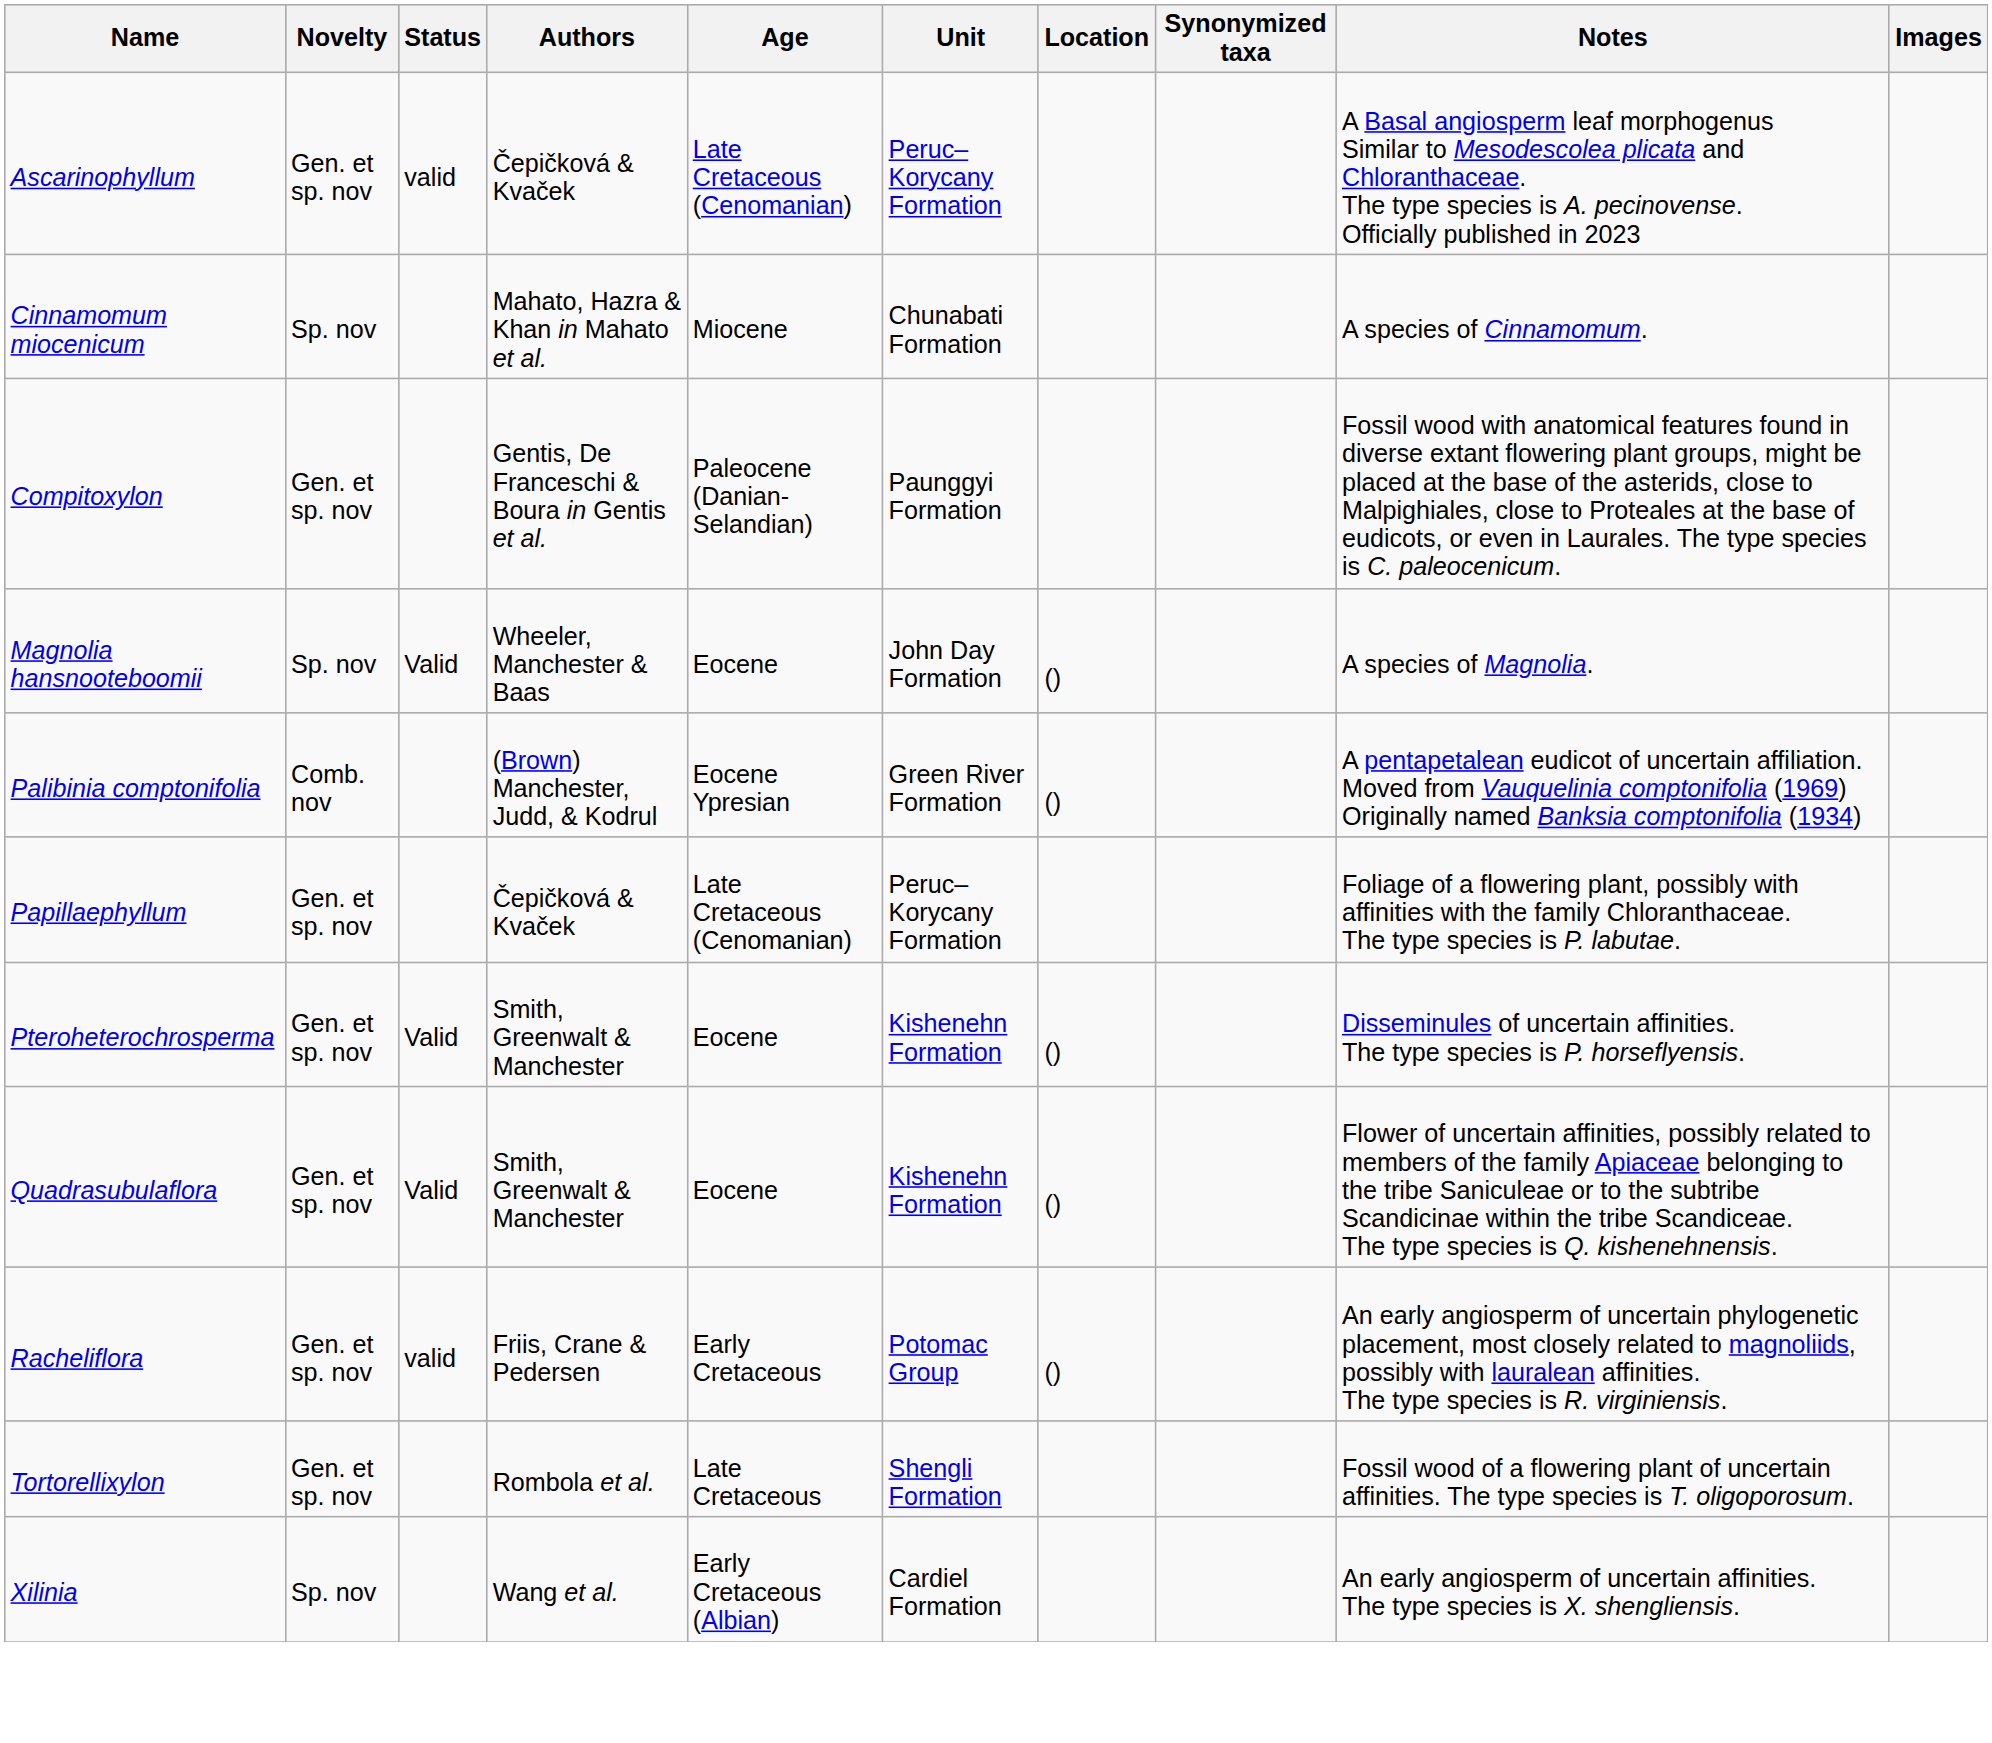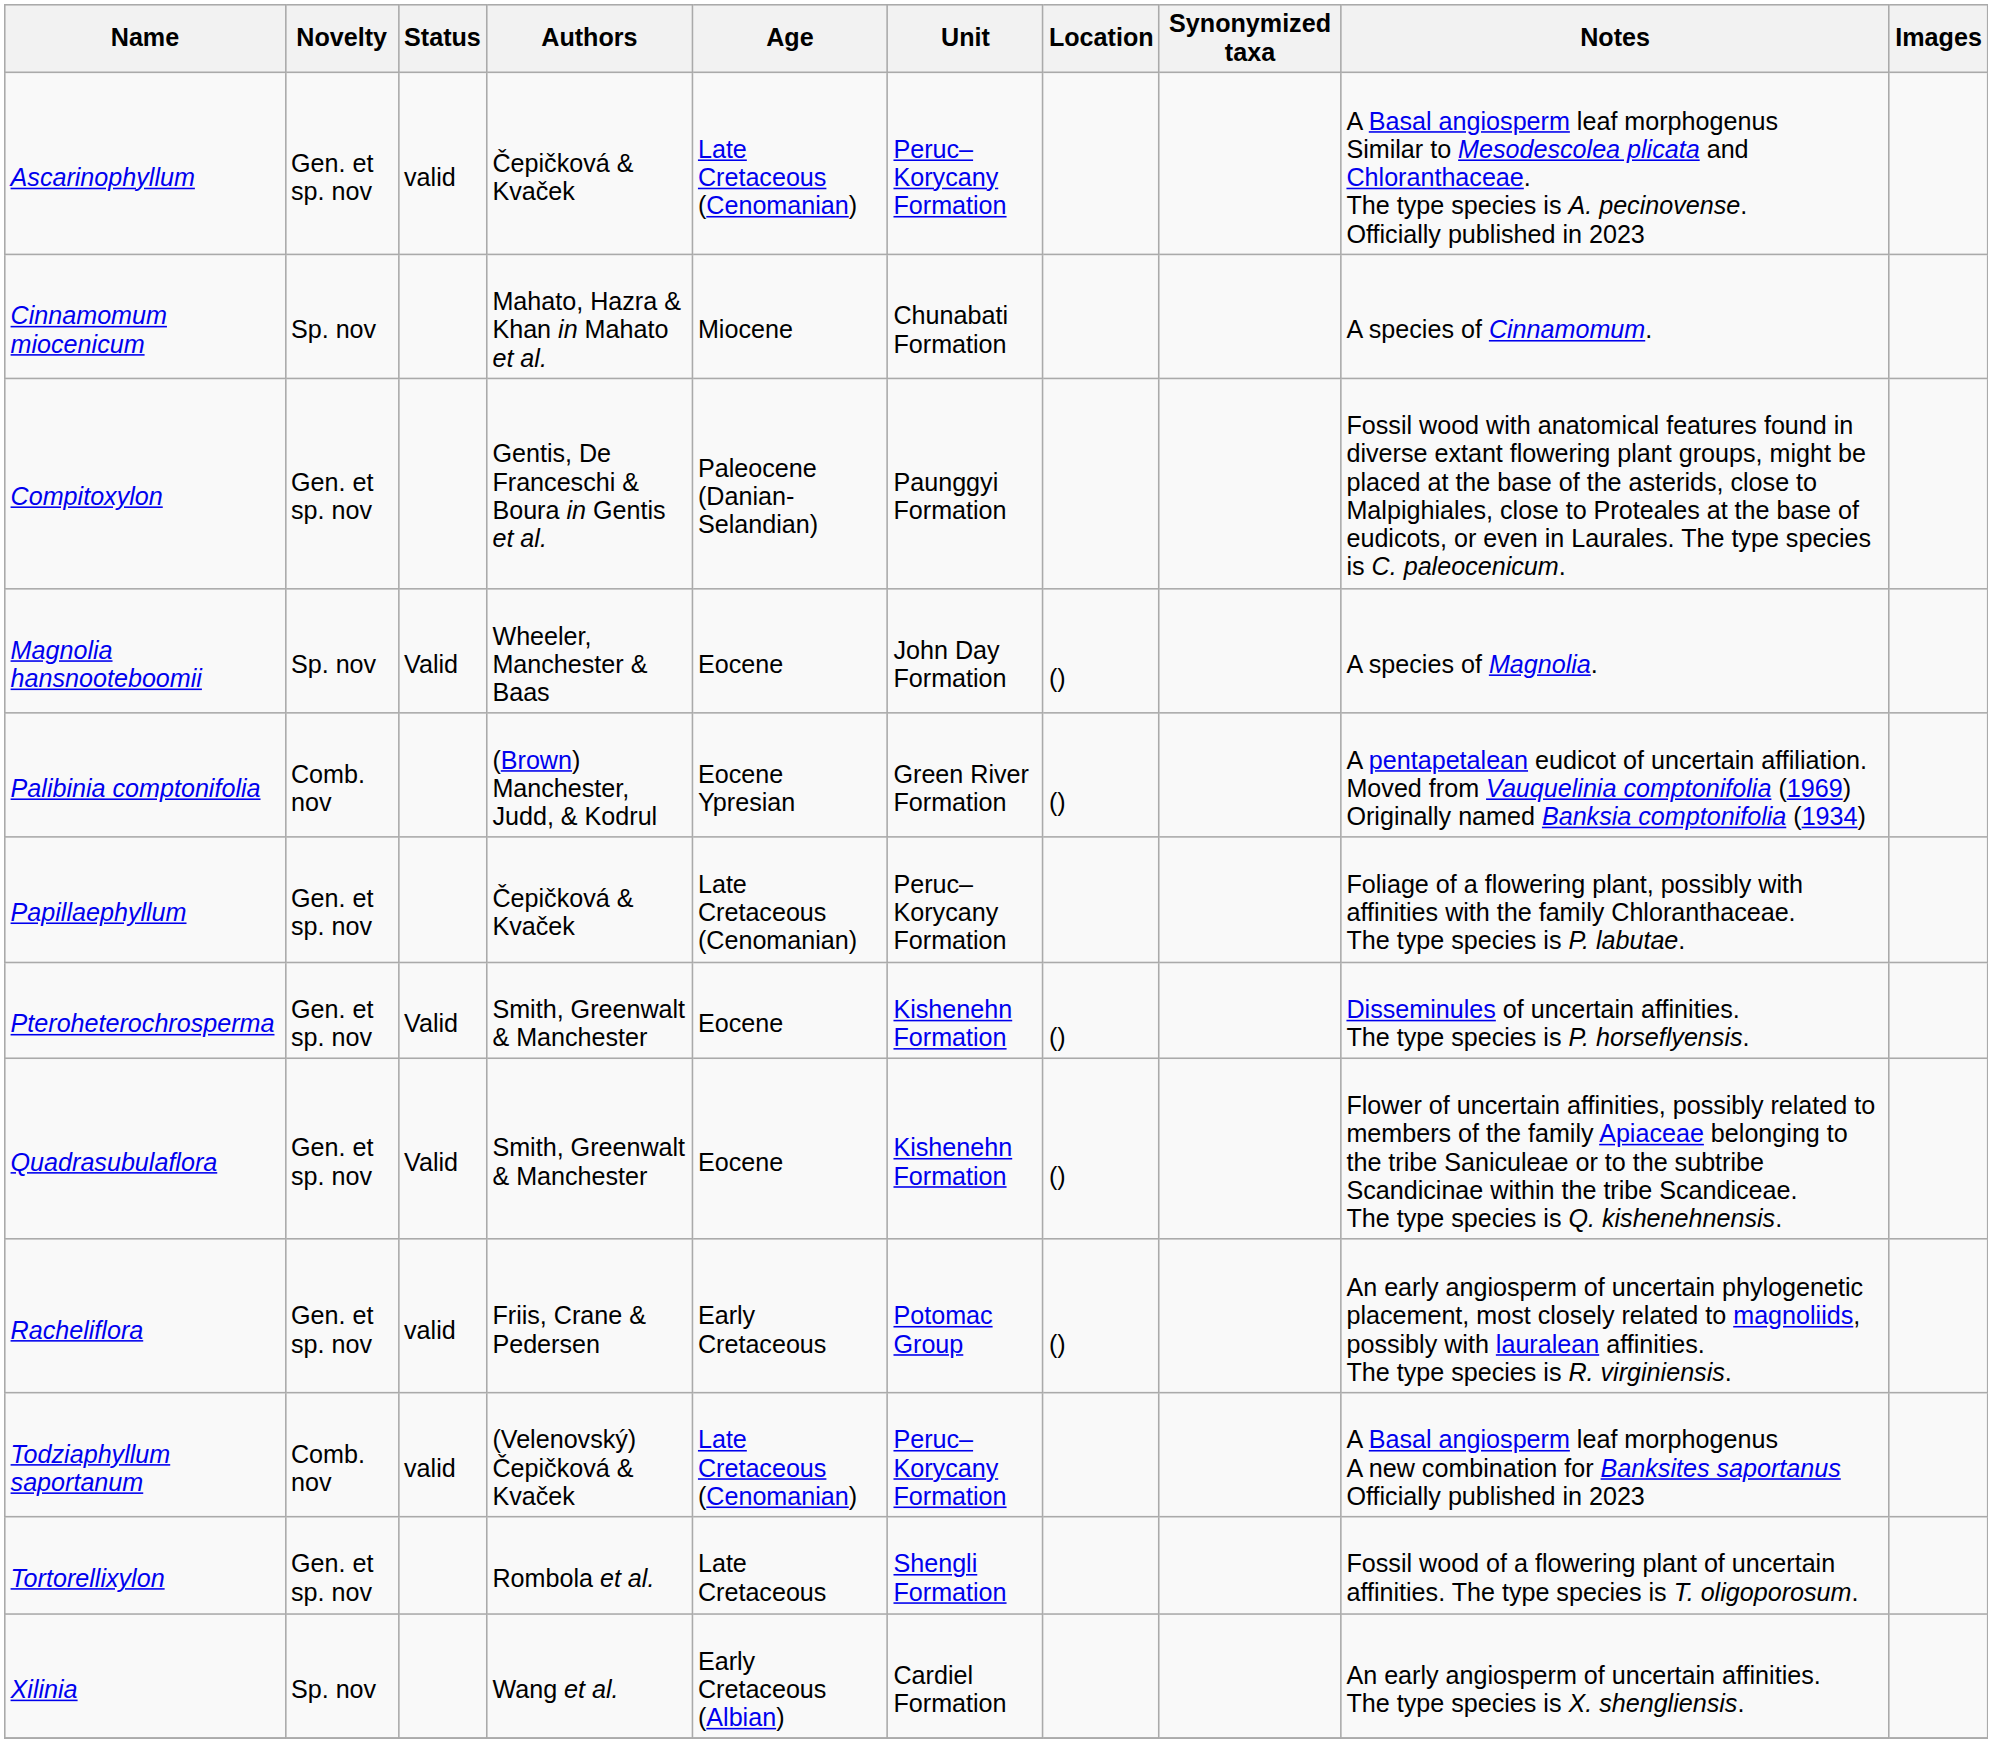+ row: (90, 1468)
